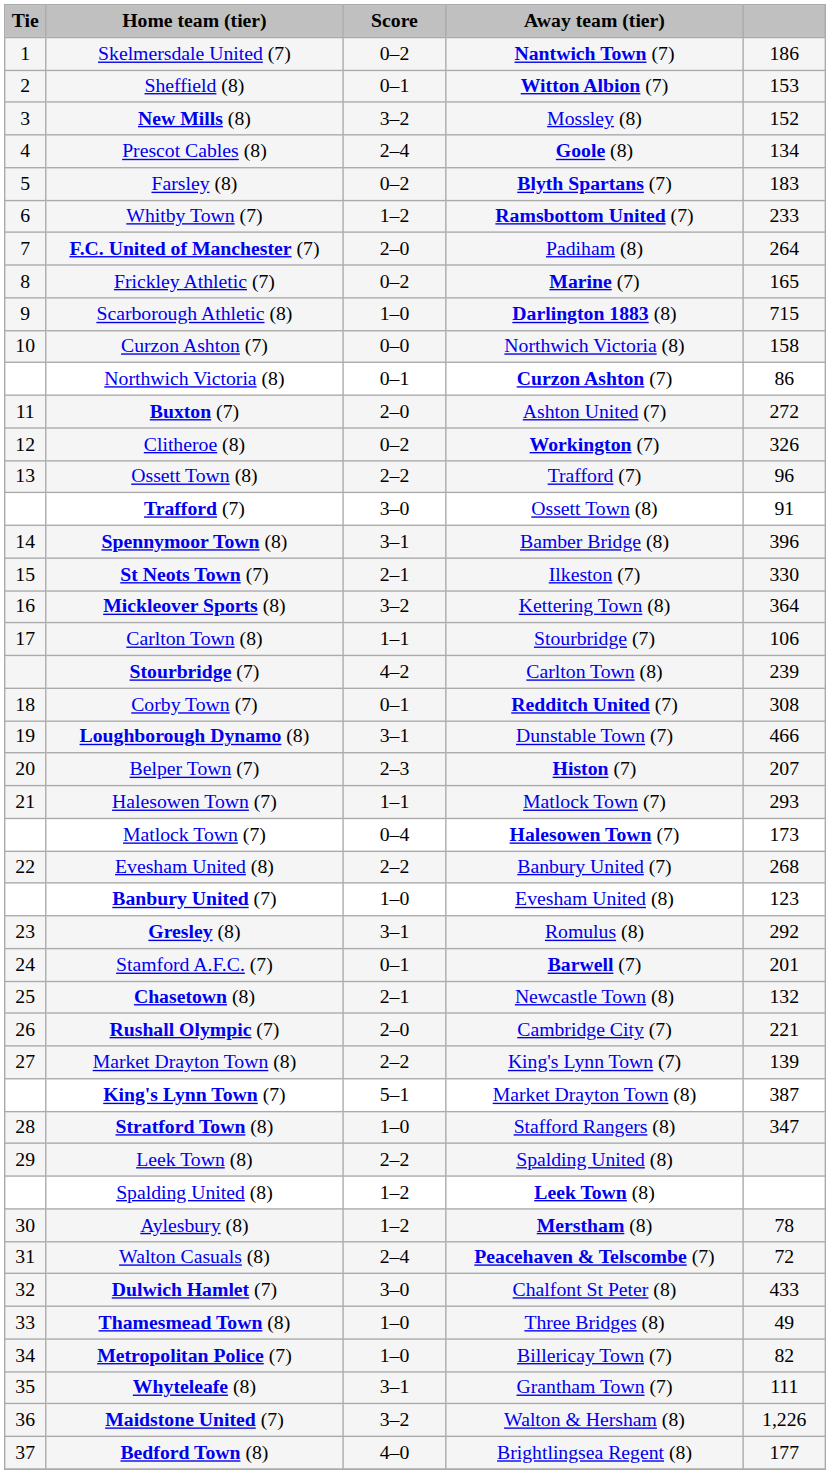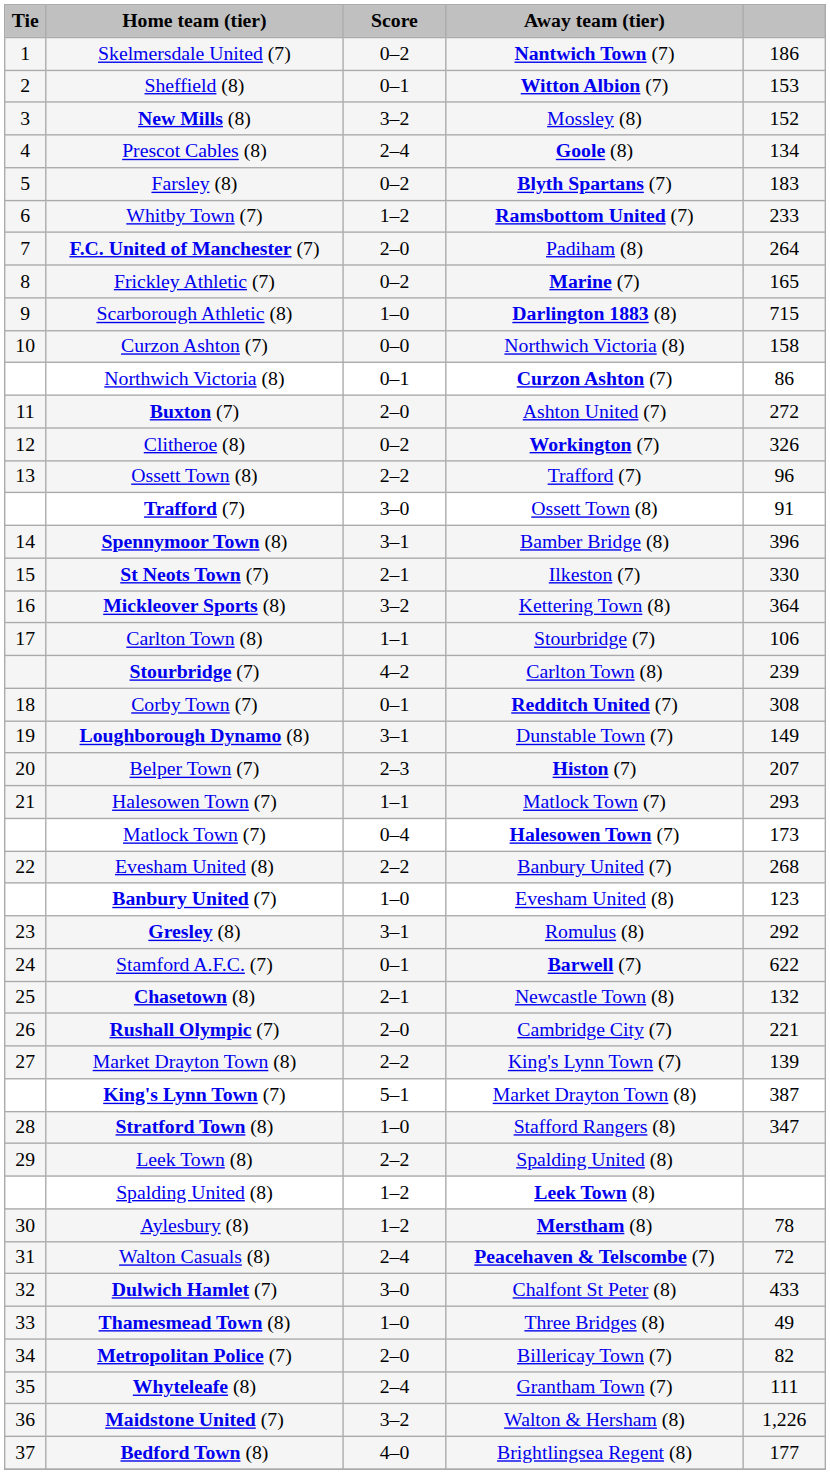(784, 736) 466 -> (784, 736) 149
(784, 964) 201 -> (784, 964) 622
(394, 1355) 1–0 -> (394, 1355) 2–0
(394, 1387) 3–1 -> (394, 1387) 2–4
